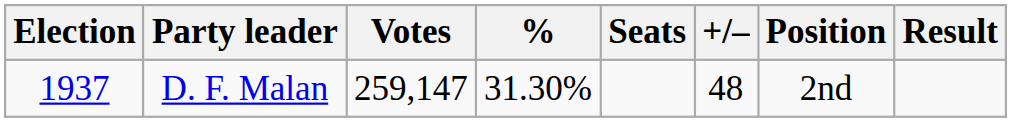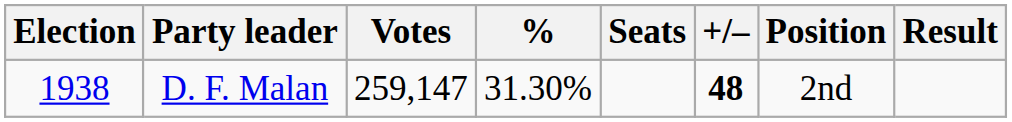(74, 87) 1937 -> (74, 87) 1938
(726, 87) normal -> (726, 87) bold
